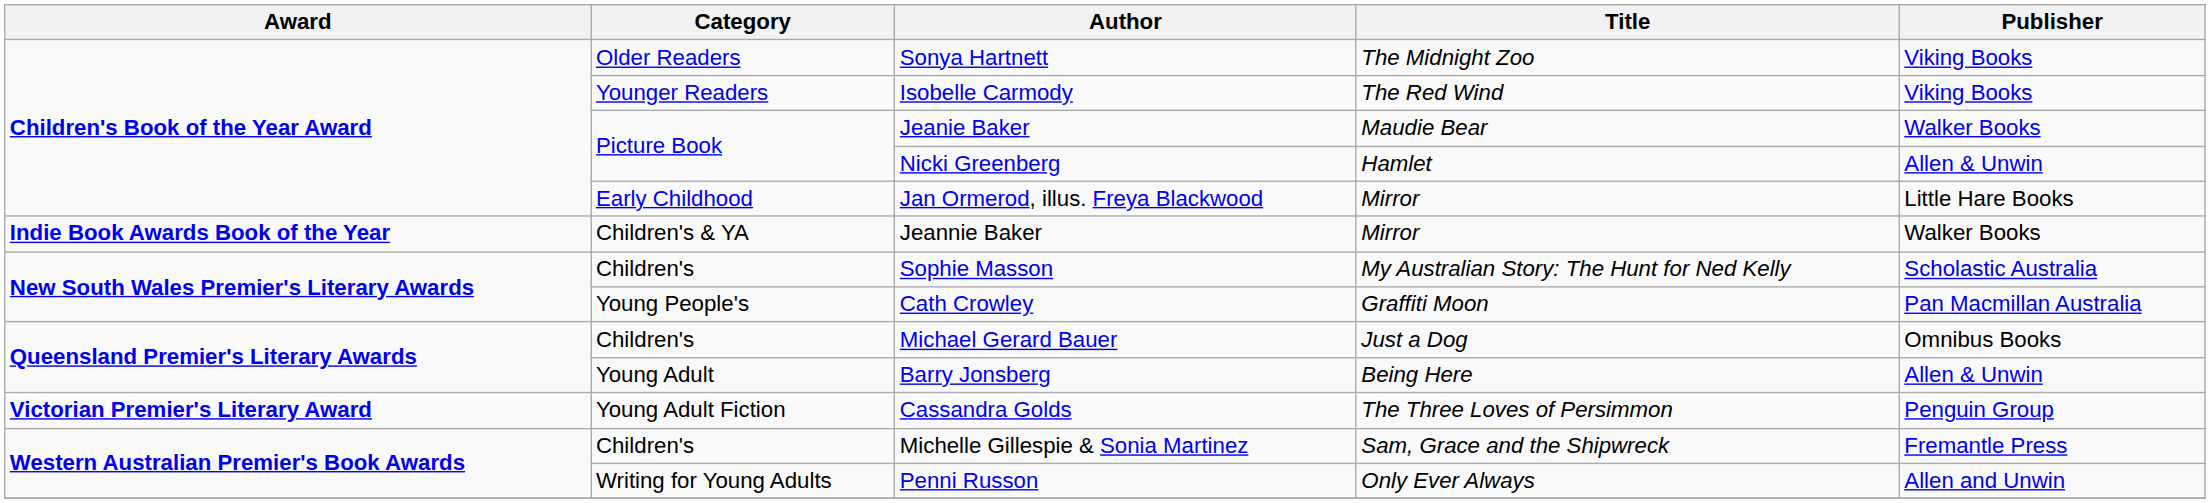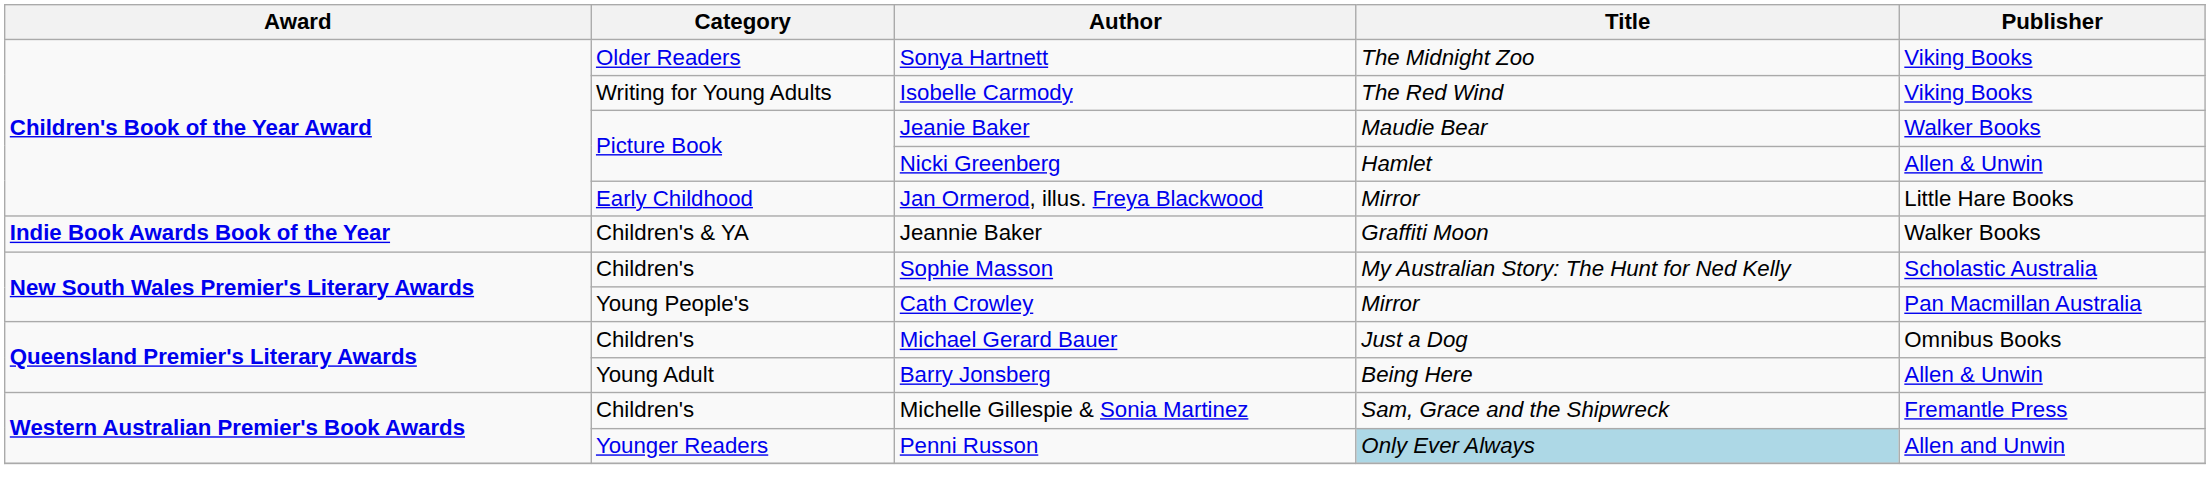(682, 92) Younger Readers -> (714, 92) Writing for Young Adults
(1390, 233) Mirror -> (1425, 233) Graffiti Moon
(1425, 304) Graffiti Moon -> (1390, 304) Mirror
- row: (986, 410)
(714, 480) Writing for Young Adults -> (682, 445) Younger Readers
(1448, 480) no background -> (1448, 445) lightblue background
